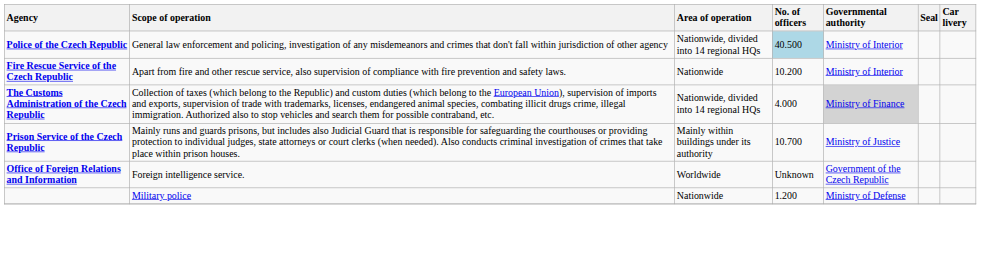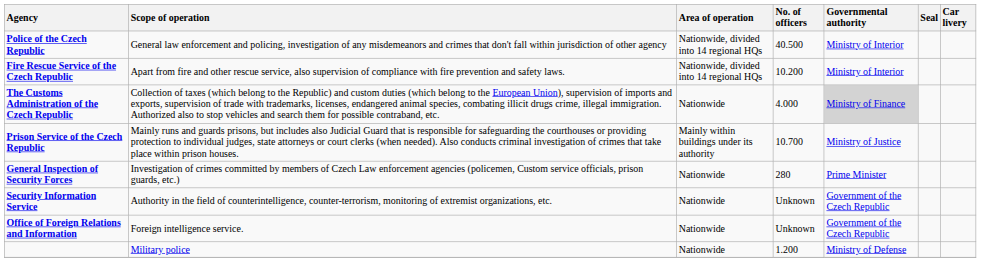(788, 44) lightblue background -> (789, 44) no background
(700, 71) Nationwide -> (720, 71) Nationwide, divided into 14 regional HQs
(719, 104) Nationwide, divided into 14 regional HQs -> (702, 104) Nationwide
+ row: (52, 174)
+ row: (51, 201)
(699, 174) Worldwide -> (702, 228) Nationwide
